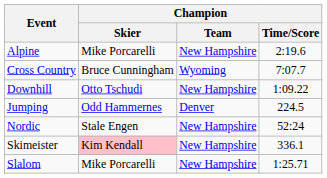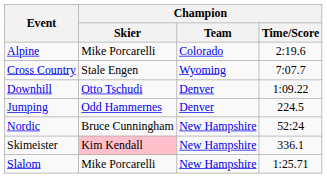(218, 51) New Hampshire -> (201, 51) Colorado
(128, 70) Bruce Cunningham -> (110, 70) Stale Engen
(218, 88) New Hampshire -> (197, 88) Denver
(110, 126) Stale Engen -> (128, 126) Bruce Cunningham
